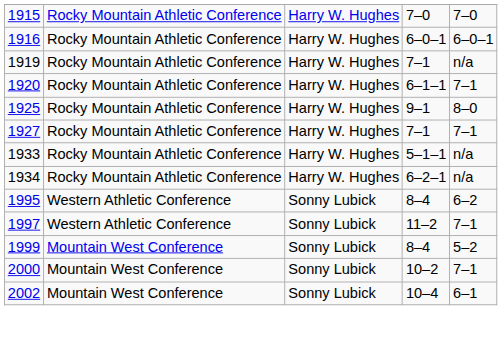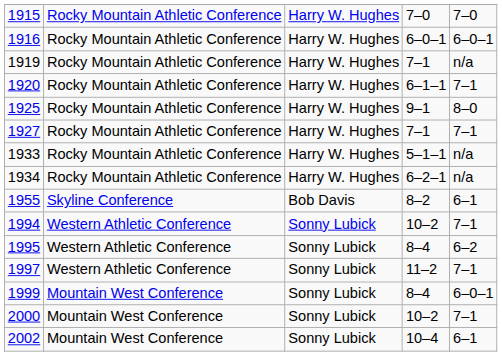+ row: (24, 200)
+ row: (24, 223)
(465, 246) 5–2 -> (473, 293) 6–0–1
